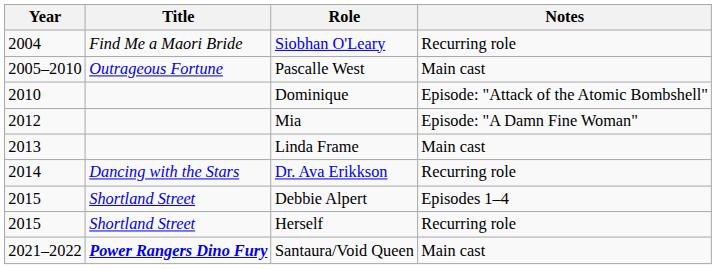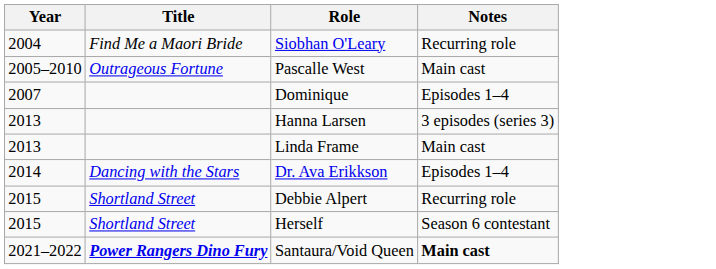(25, 95) 2010 -> (25, 95) 2007
(565, 95) Episode: "Attack of the Atomic Bombshell" -> (465, 95) Episodes 1–4
- row: (288, 120)
+ row: (320, 120)
(469, 172) Recurring role -> (465, 172) Episodes 1–4
(465, 198) Episodes 1–4 -> (469, 198) Recurring role
(469, 224) Recurring role -> (486, 224) Season 6 contestant
(453, 250) normal -> (456, 250) bold
